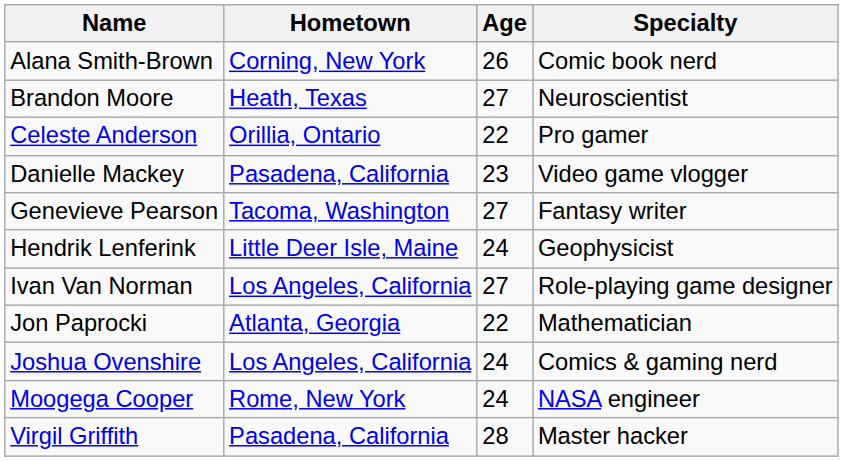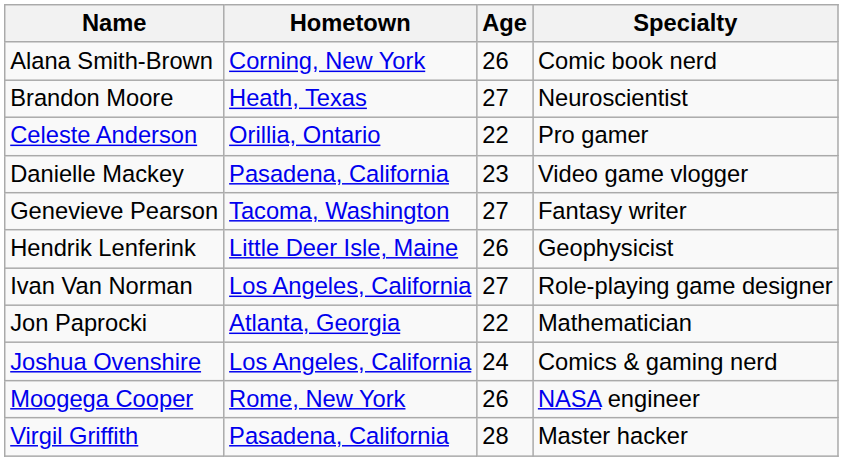(495, 248) 24 -> (495, 248) 26
(495, 398) 24 -> (495, 398) 26
